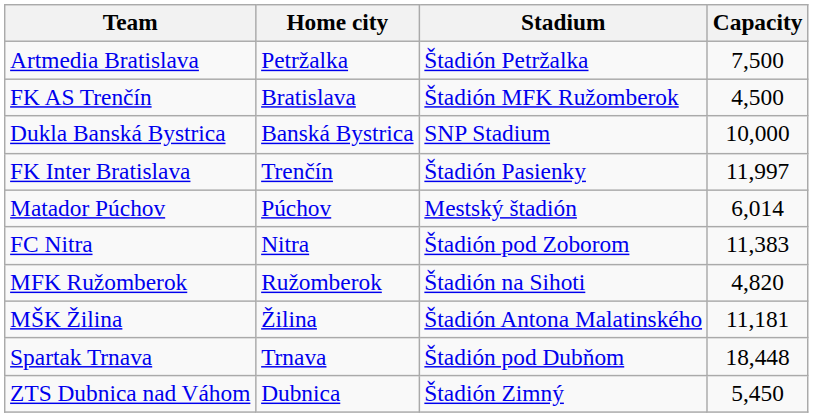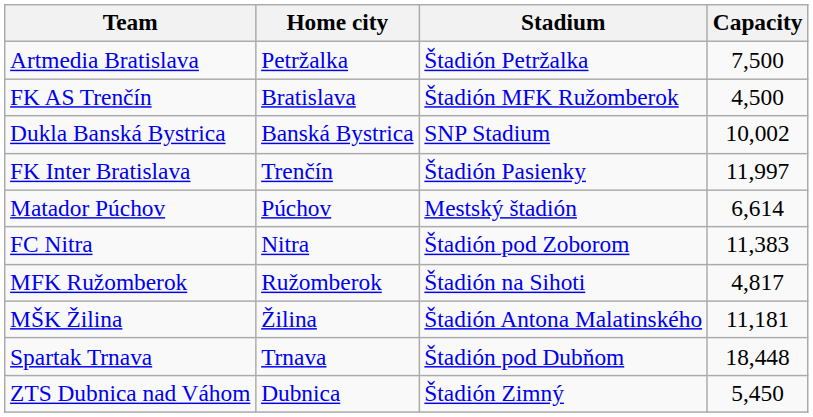(758, 134) 10,000 -> (758, 134) 10,002
(758, 208) 6,014 -> (758, 208) 6,614
(758, 282) 4,820 -> (758, 282) 4,817
